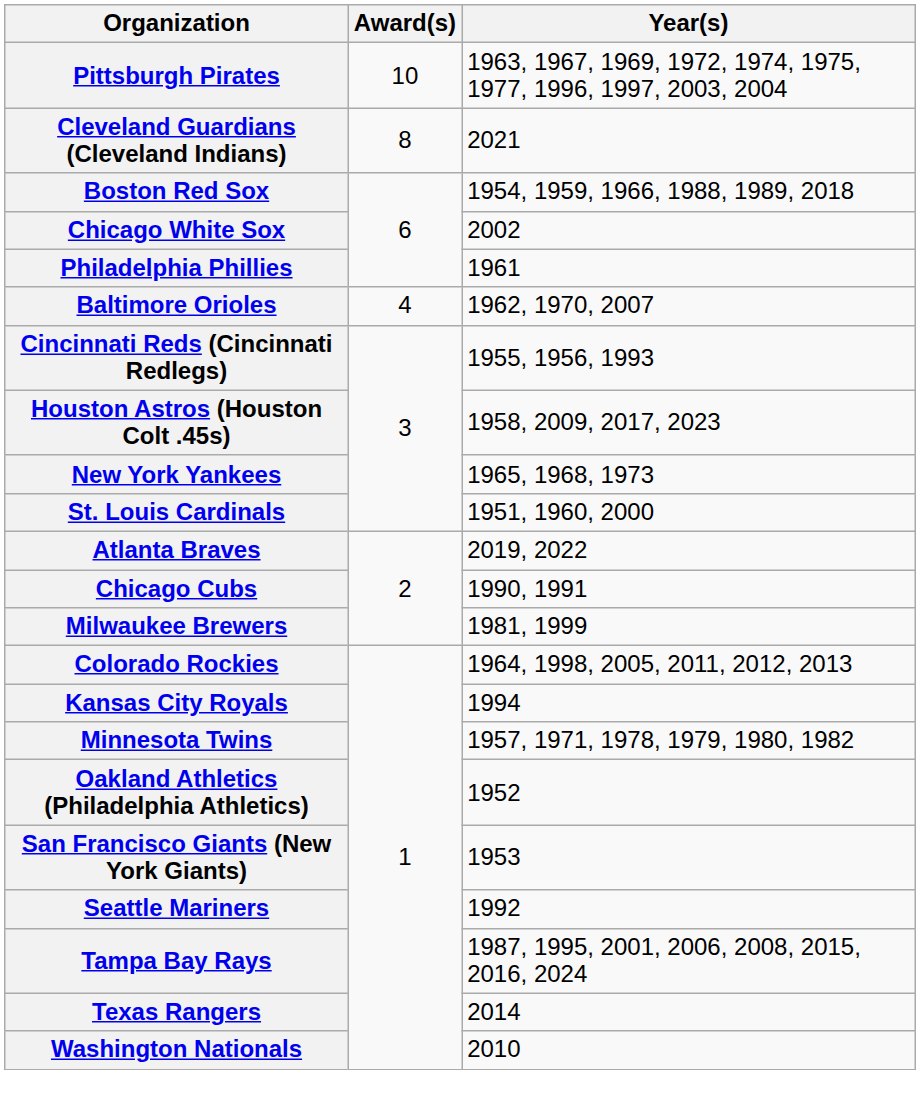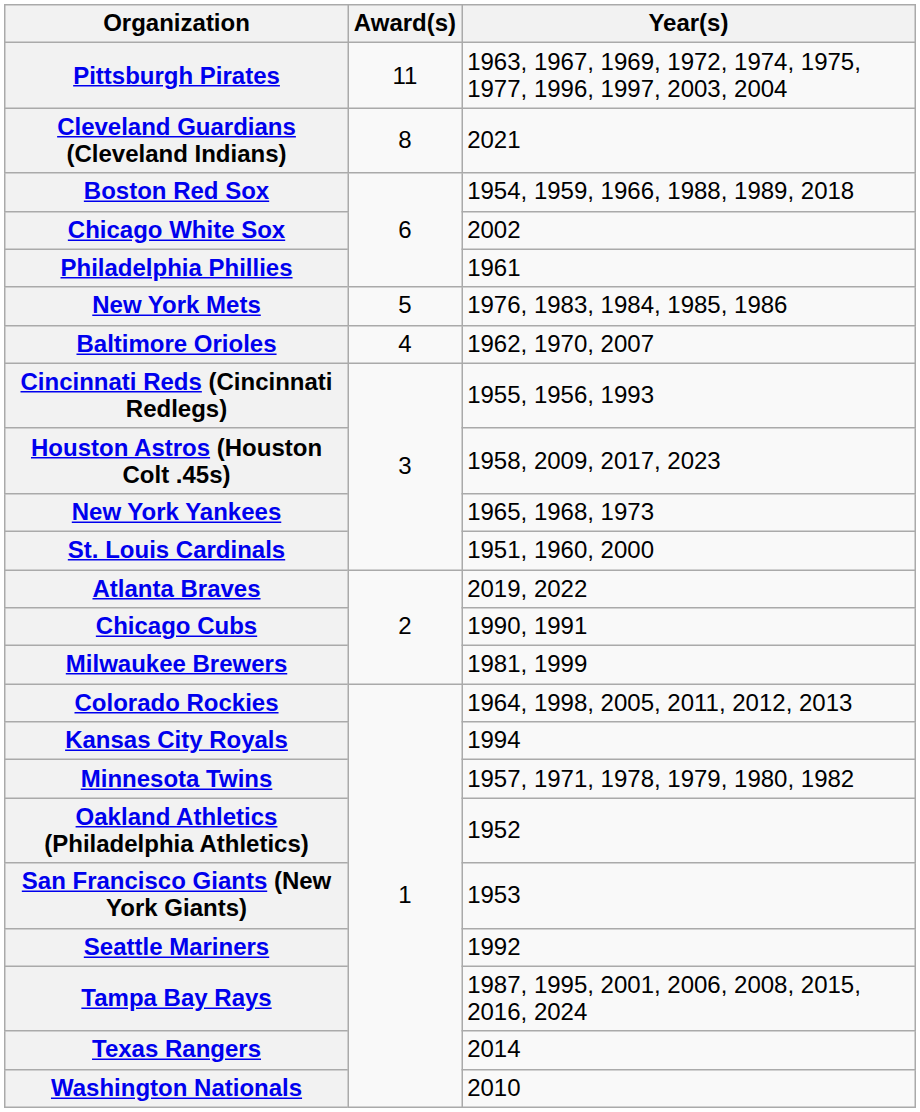(405, 75) 10 -> (405, 75) 11
+ row: (177, 305)
